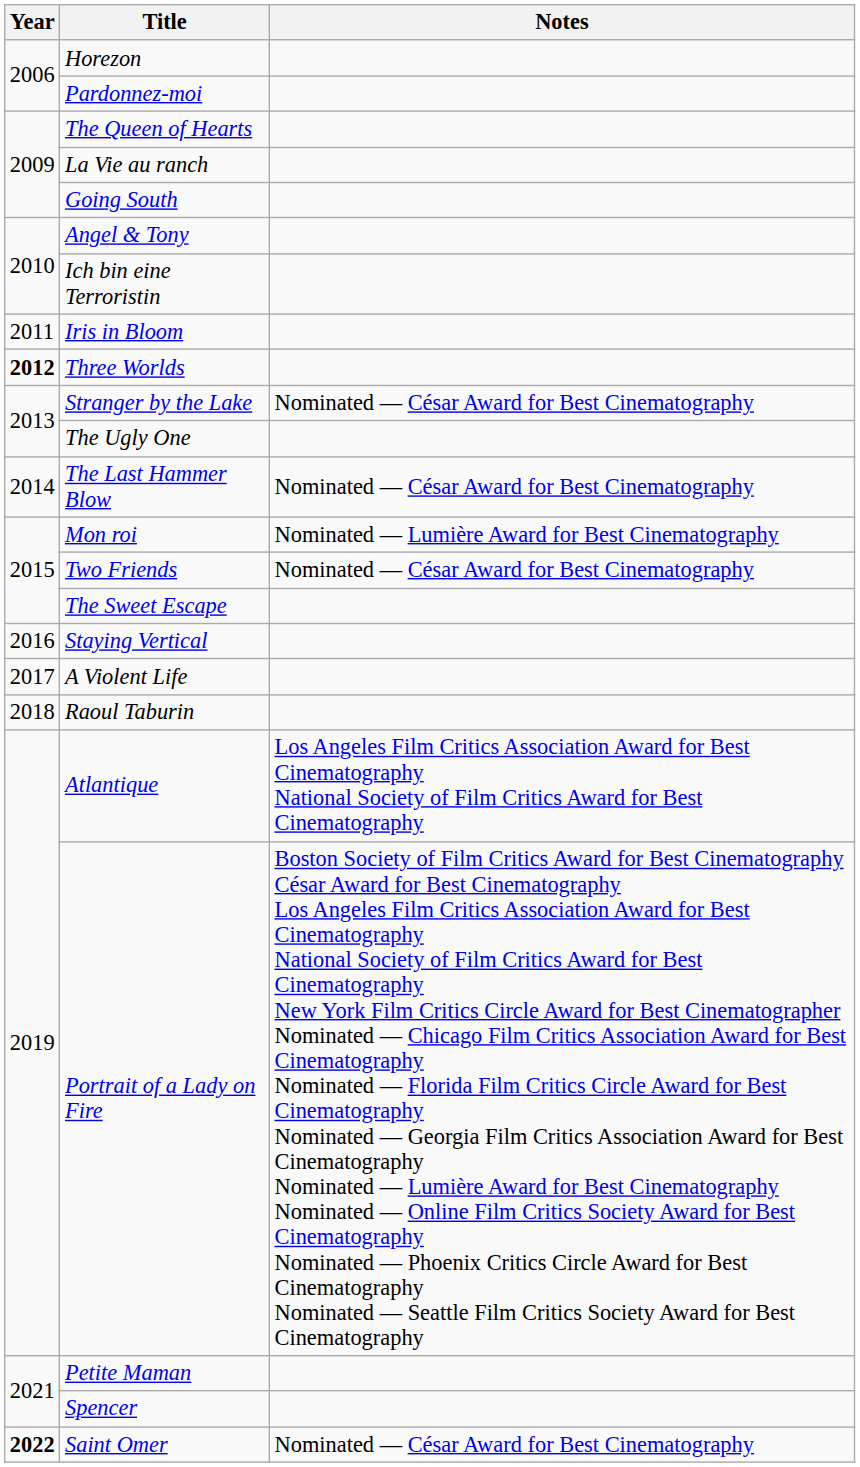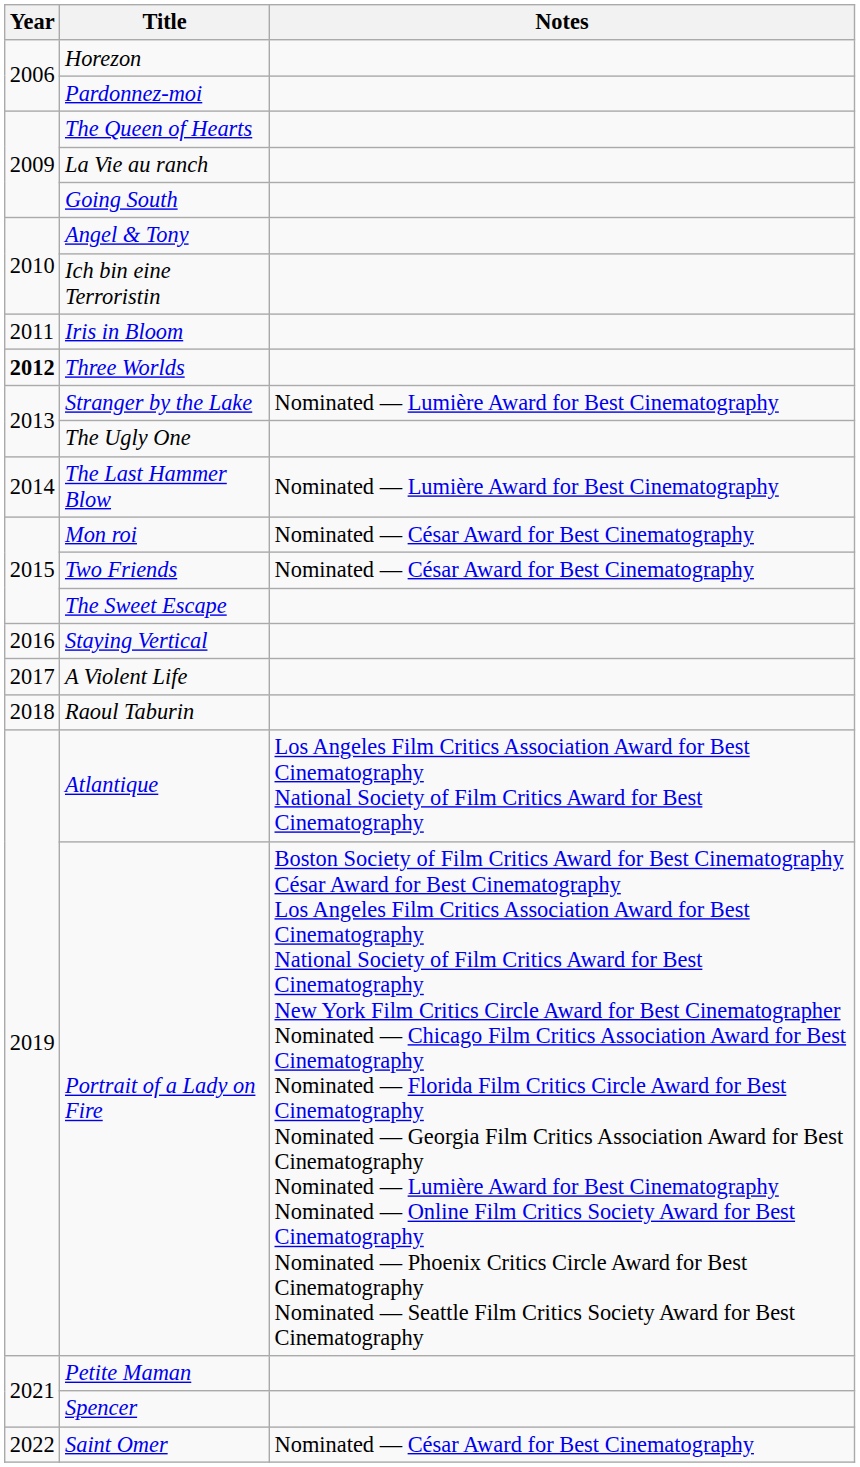(514, 402) Nominated — César Award for Best Cinematography -> (527, 402) Nominated — Lumière Award for Best Cinematography
(514, 486) Nominated — César Award for Best Cinematography -> (527, 486) Nominated — Lumière Award for Best Cinematography
(527, 534) Nominated — Lumière Award for Best Cinematography -> (514, 534) Nominated — César Award for Best Cinematography
(32, 1444) bold -> (32, 1444) normal
